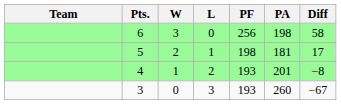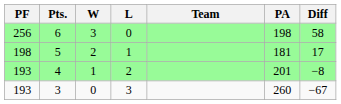columns swapped: (63, 14) <-> (247, 14)
